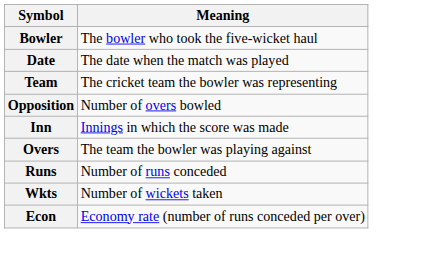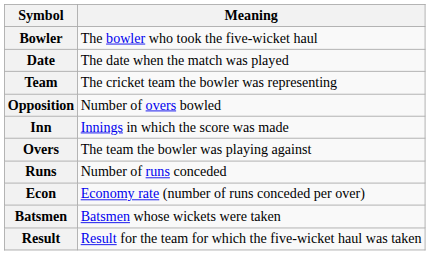- row: (41, 194)
+ row: (41, 216)
+ row: (41, 238)
